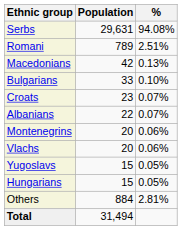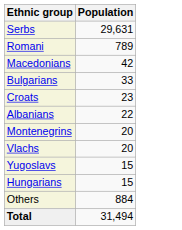- column: (156, 13)
